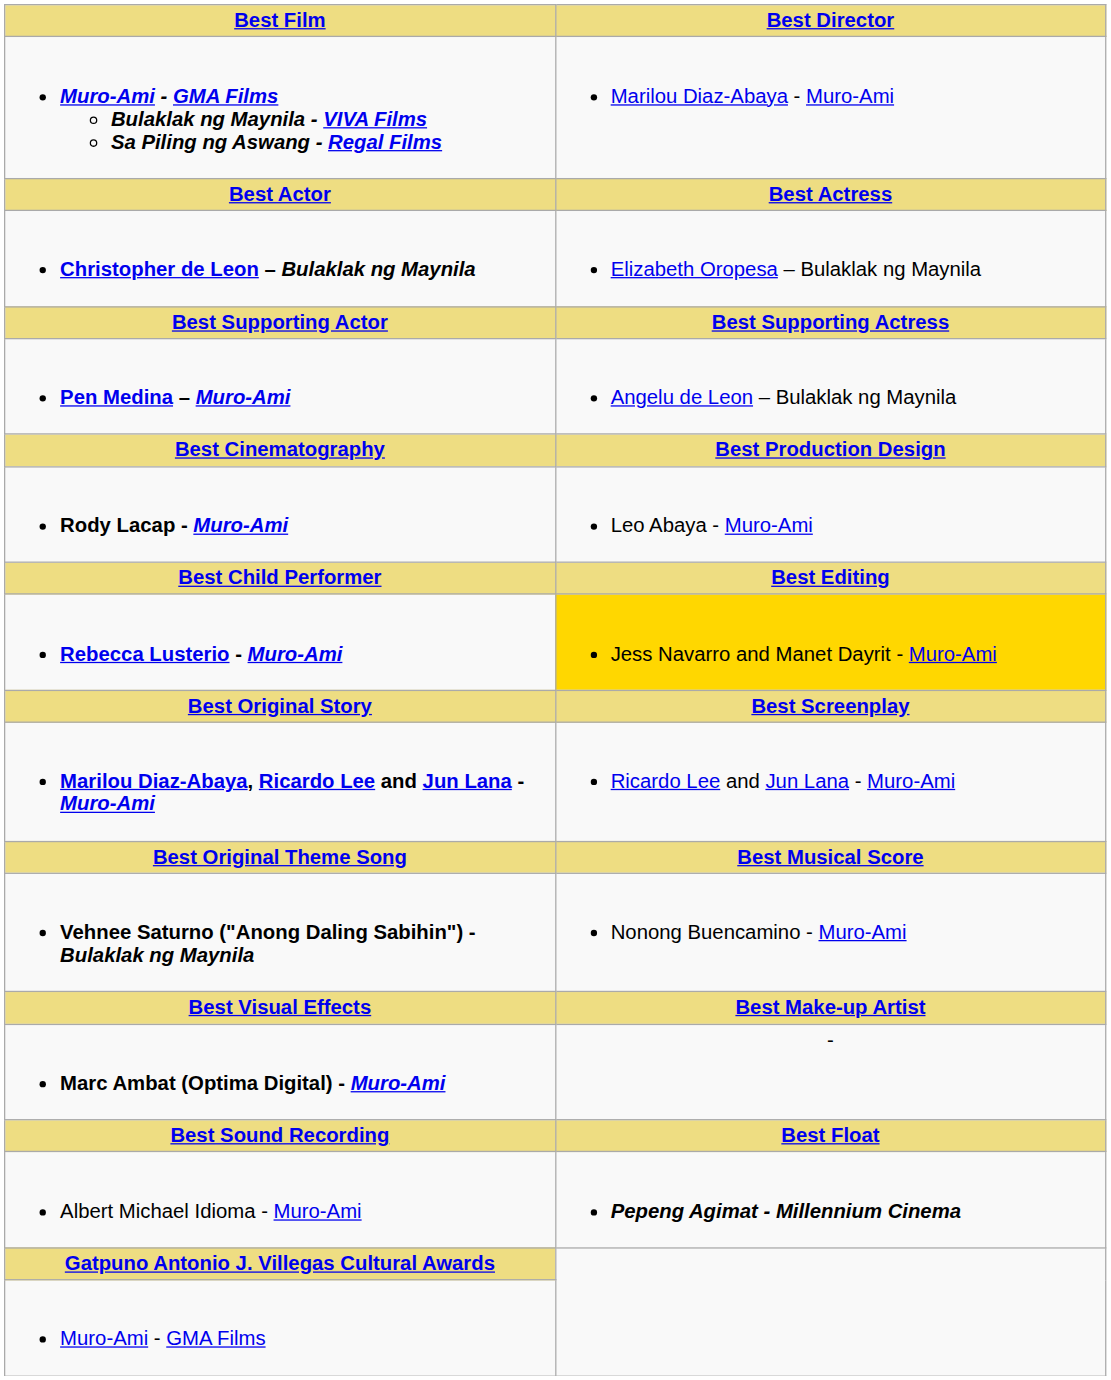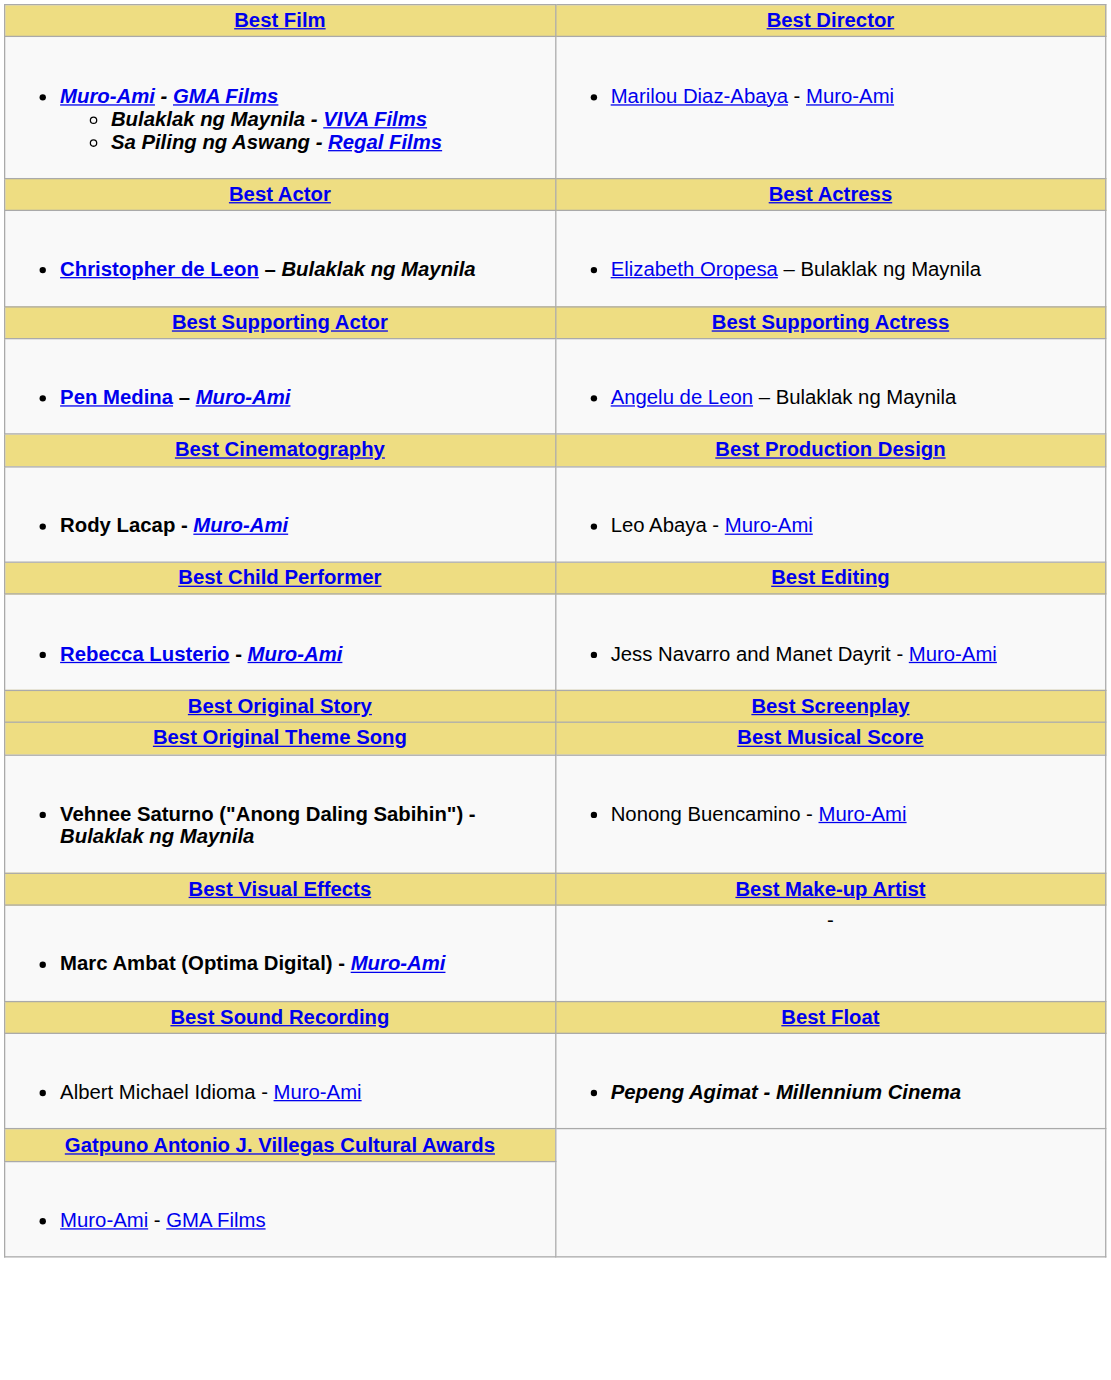(830, 654) gold background -> (830, 654) no background
- row: (280, 793)
